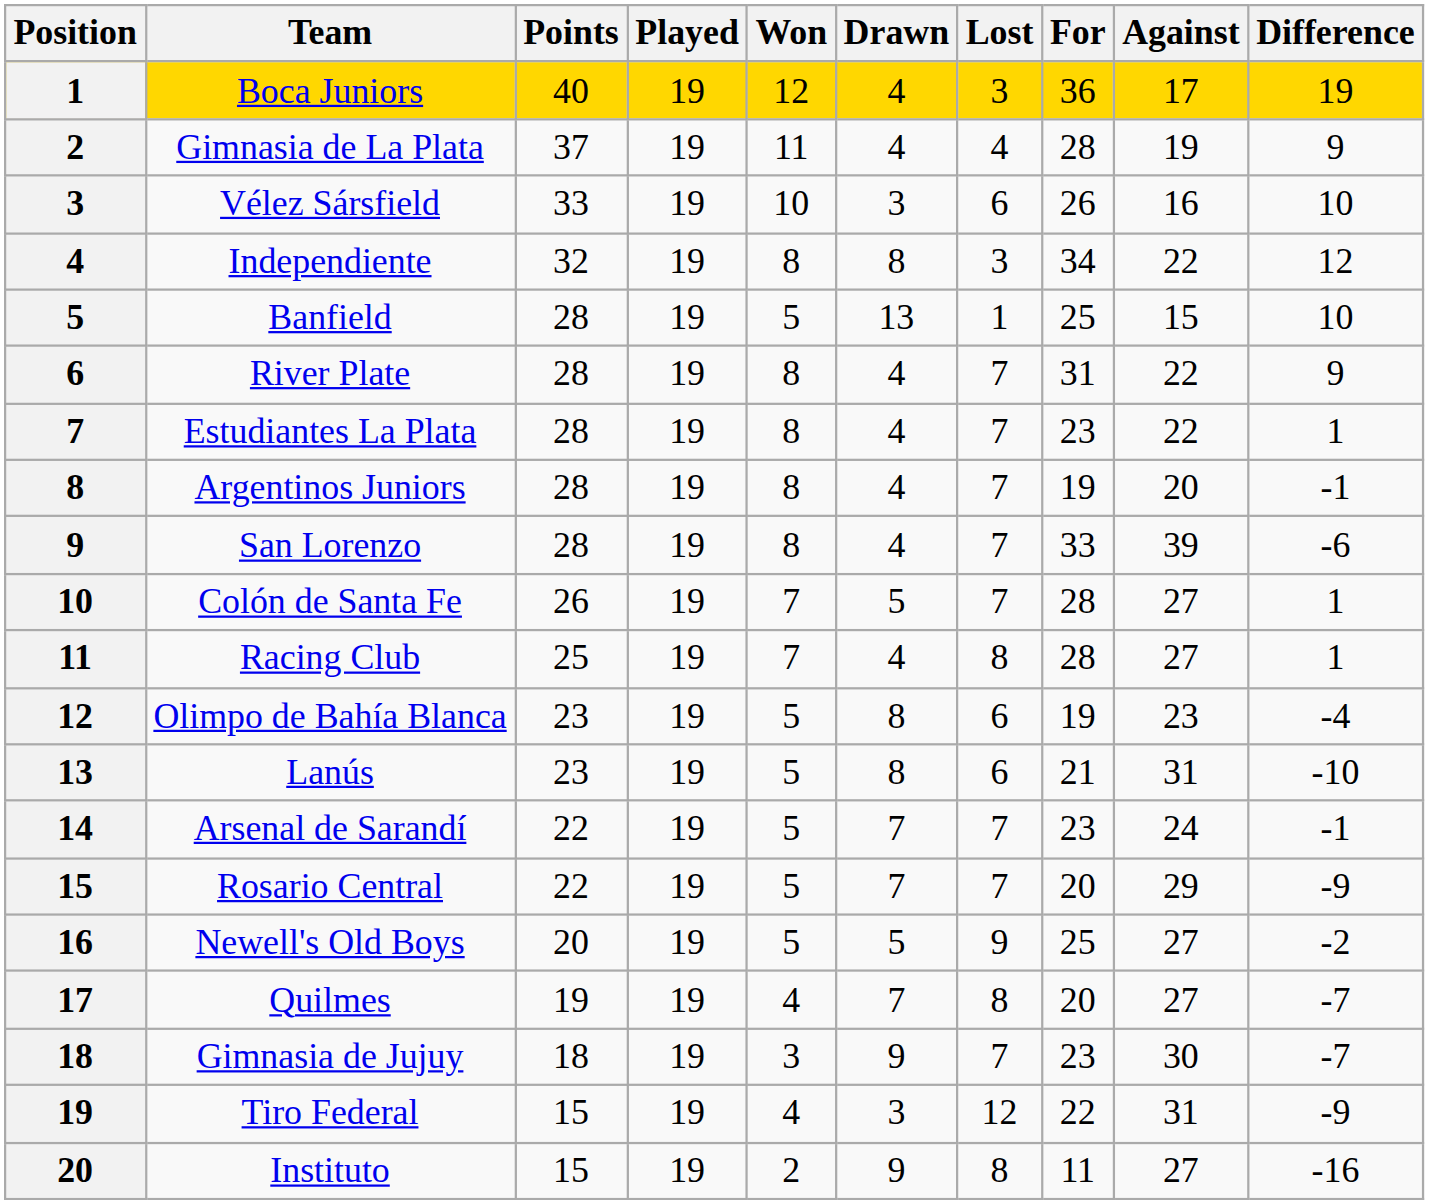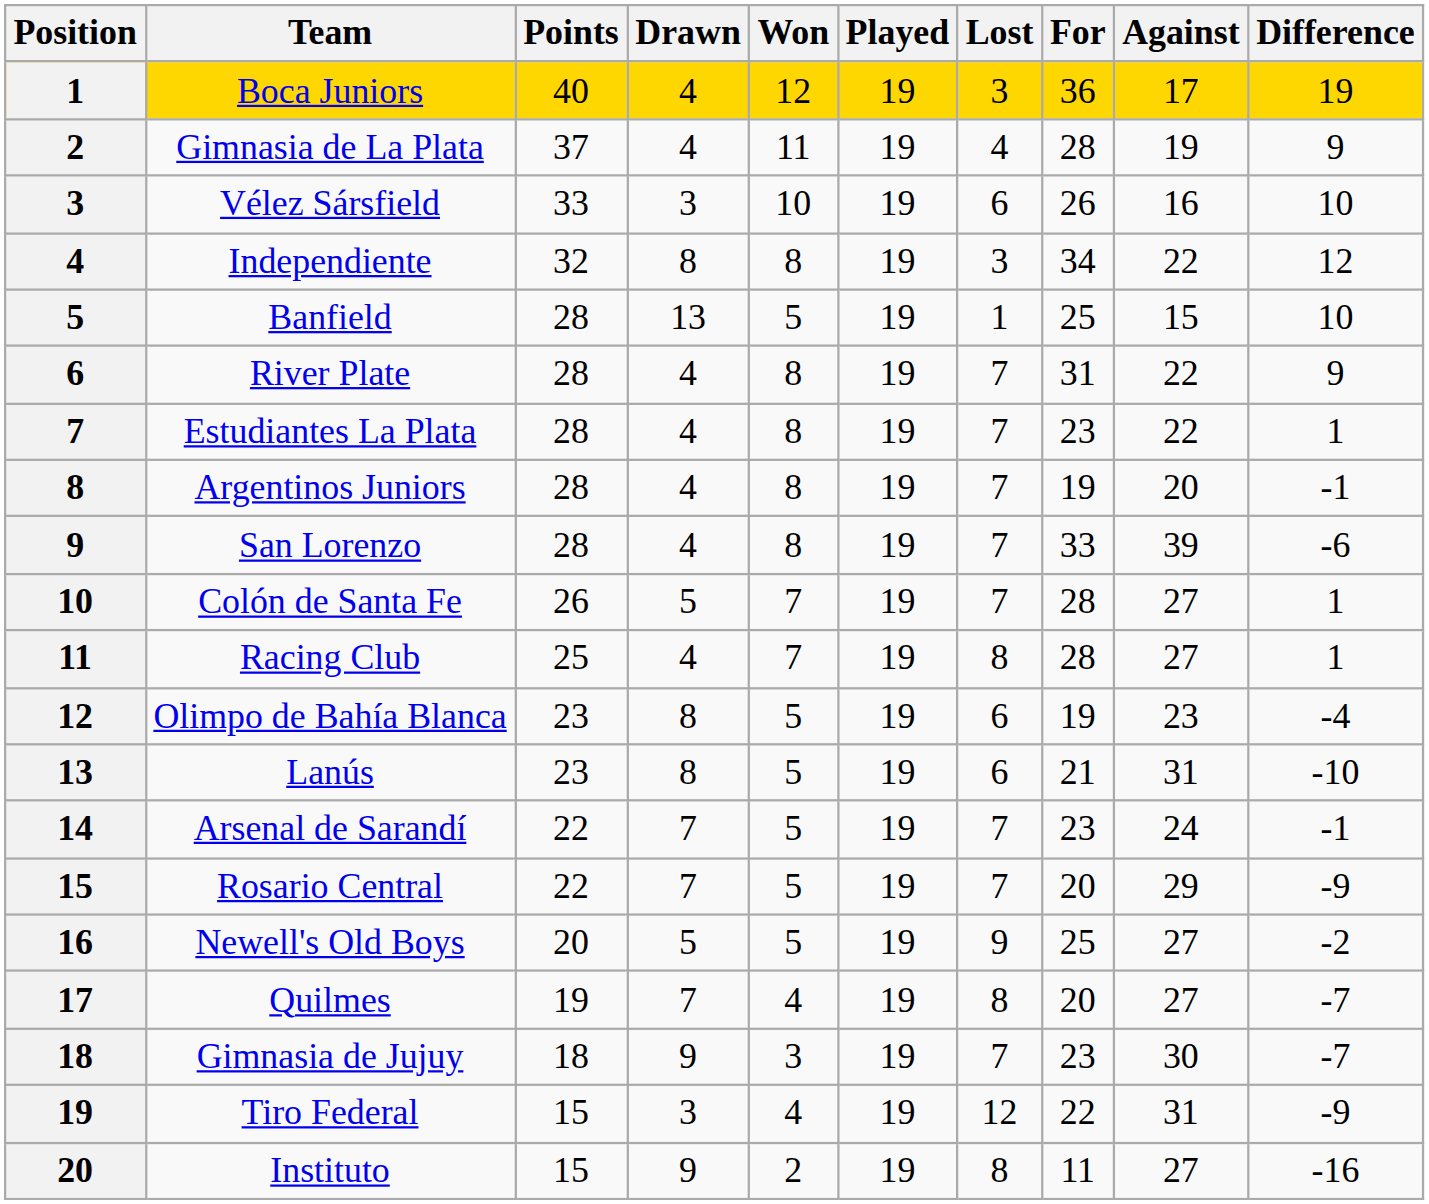columns swapped: (687, 32) <-> (896, 32)
